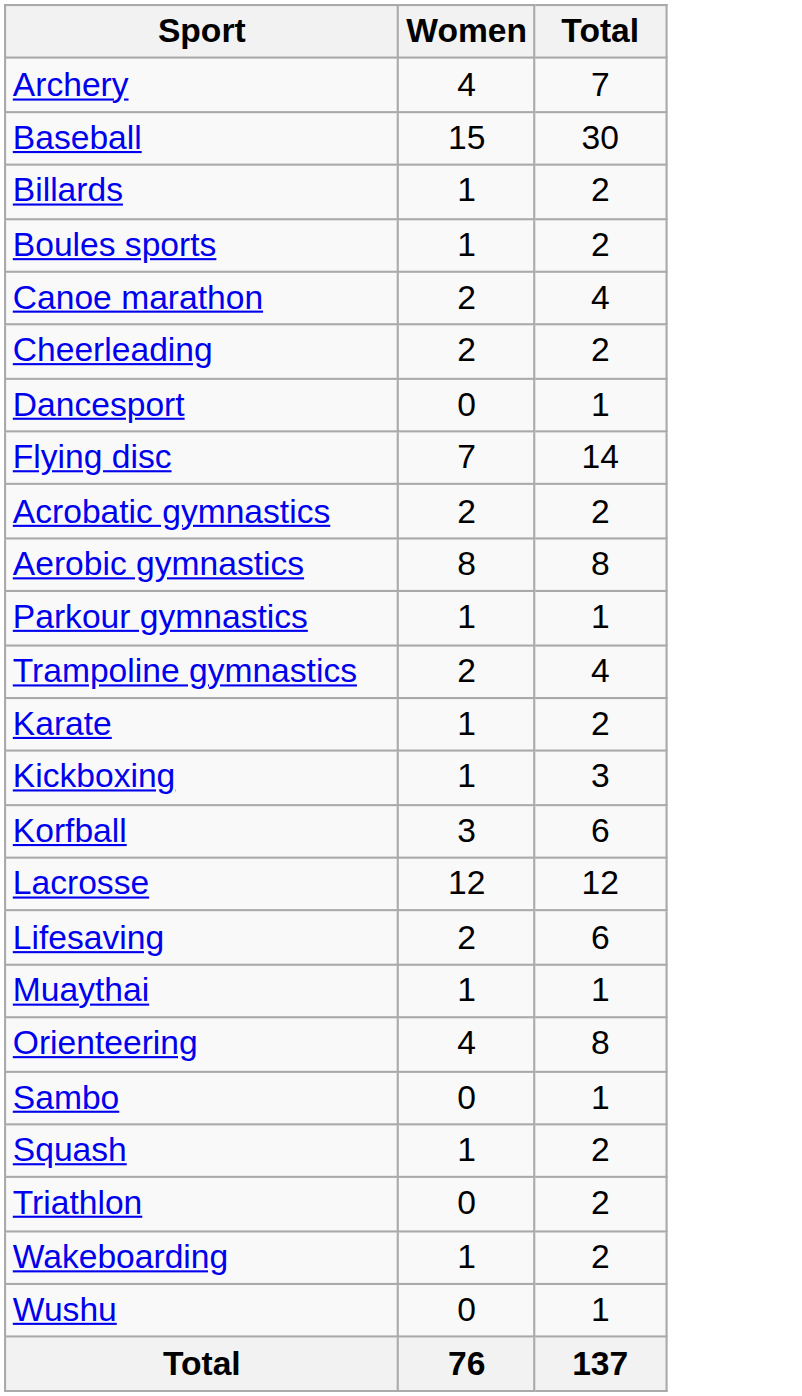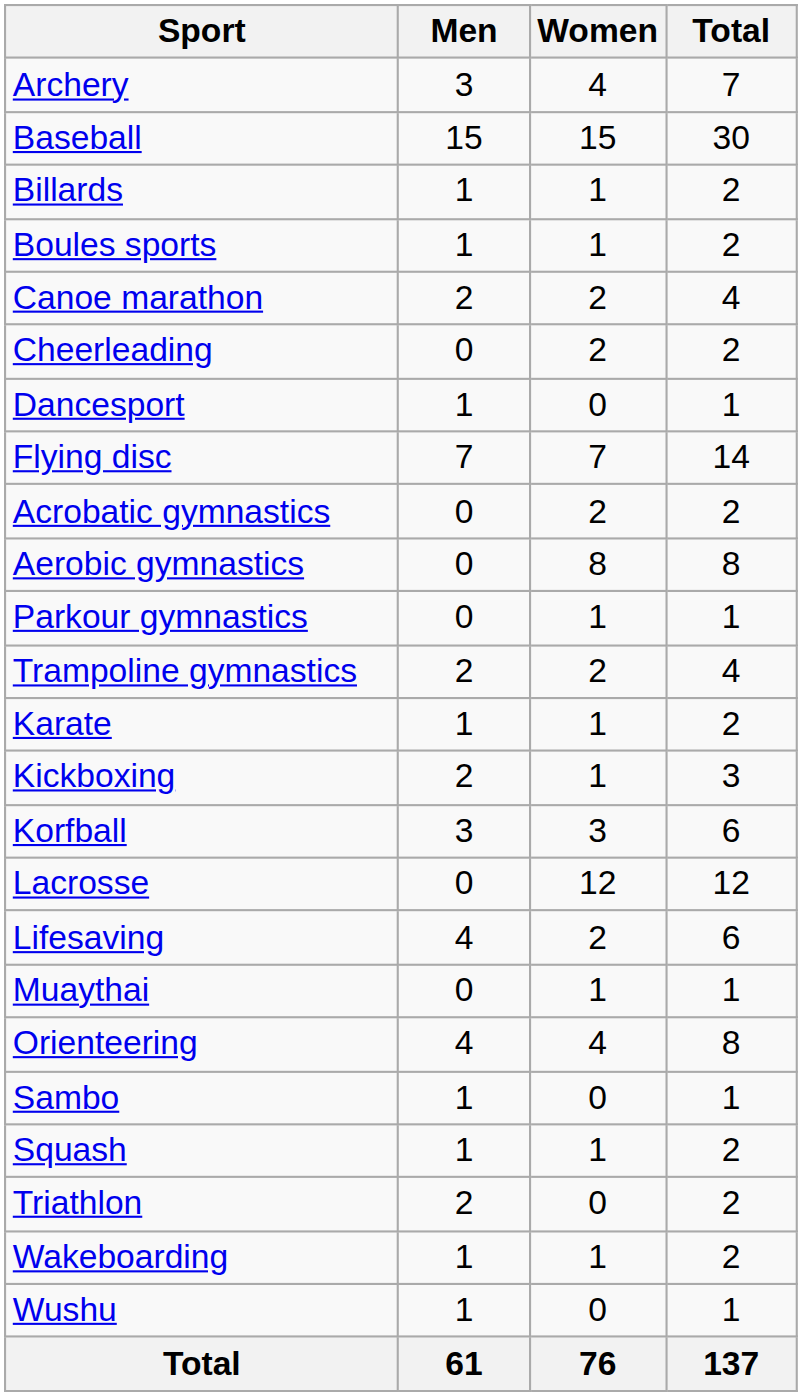+ column: (464, 31)
